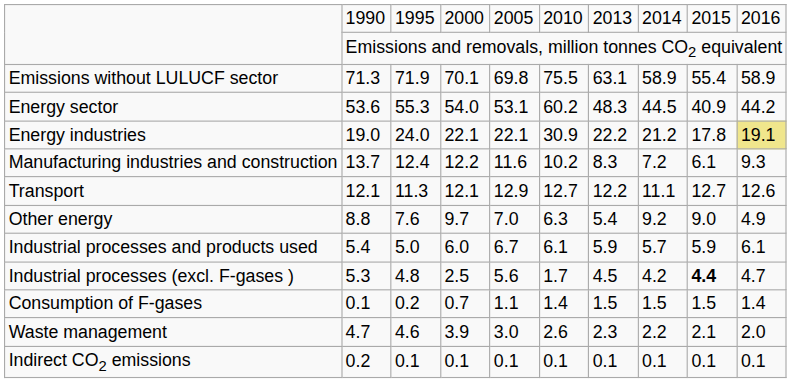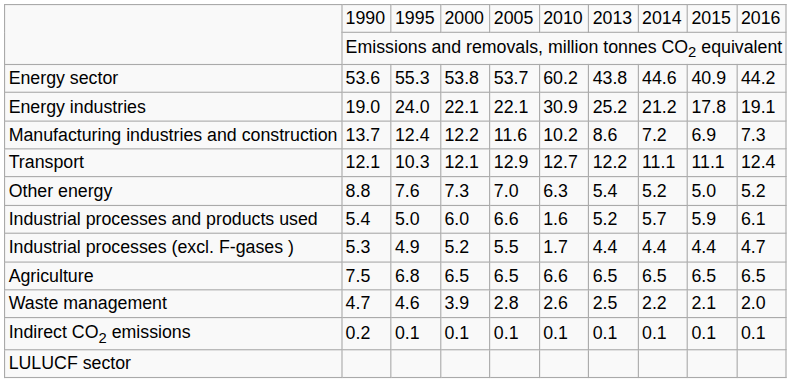- row: (143, 78)
(462, 106) 54.0 -> (462, 78) 53.8
(511, 106) 53.1 -> (511, 78) 53.7
(610, 106) 48.3 -> (610, 78) 43.8
(659, 106) 44.5 -> (659, 78) 44.6
(610, 134) 22.2 -> (610, 106) 25.2
(758, 134) khaki background -> (758, 106) no background
(605, 162) 8.3 -> (605, 134) 8.6
(704, 162) 6.1 -> (704, 134) 6.9
(753, 162) 9.3 -> (753, 134) 7.3
(412, 191) 11.3 -> (412, 162) 10.3
(709, 191) 12.7 -> (708, 162) 11.1
(758, 191) 12.6 -> (758, 162) 12.4
(457, 219) 9.7 -> (457, 191) 7.3
(654, 219) 9.2 -> (654, 191) 5.2
(704, 219) 9.0 -> (704, 191) 5.0
(753, 219) 4.9 -> (753, 191) 5.2
(506, 247) 6.7 -> (506, 219) 6.6
(556, 247) 6.1 -> (556, 219) 1.6
(605, 247) 5.9 -> (605, 219) 5.2
(407, 275) 4.8 -> (407, 247) 4.9
(457, 275) 2.5 -> (457, 247) 5.2
(506, 275) 5.6 -> (506, 247) 5.5
(605, 275) 4.5 -> (605, 247) 4.4
(654, 275) 4.2 -> (654, 247) 4.4
(704, 275) bold -> (704, 247) normal
- row: (105, 303)
+ row: (51, 275)
(506, 331) 3.0 -> (506, 303) 2.8
(605, 331) 2.3 -> (605, 303) 2.5
+ row: (70, 363)
